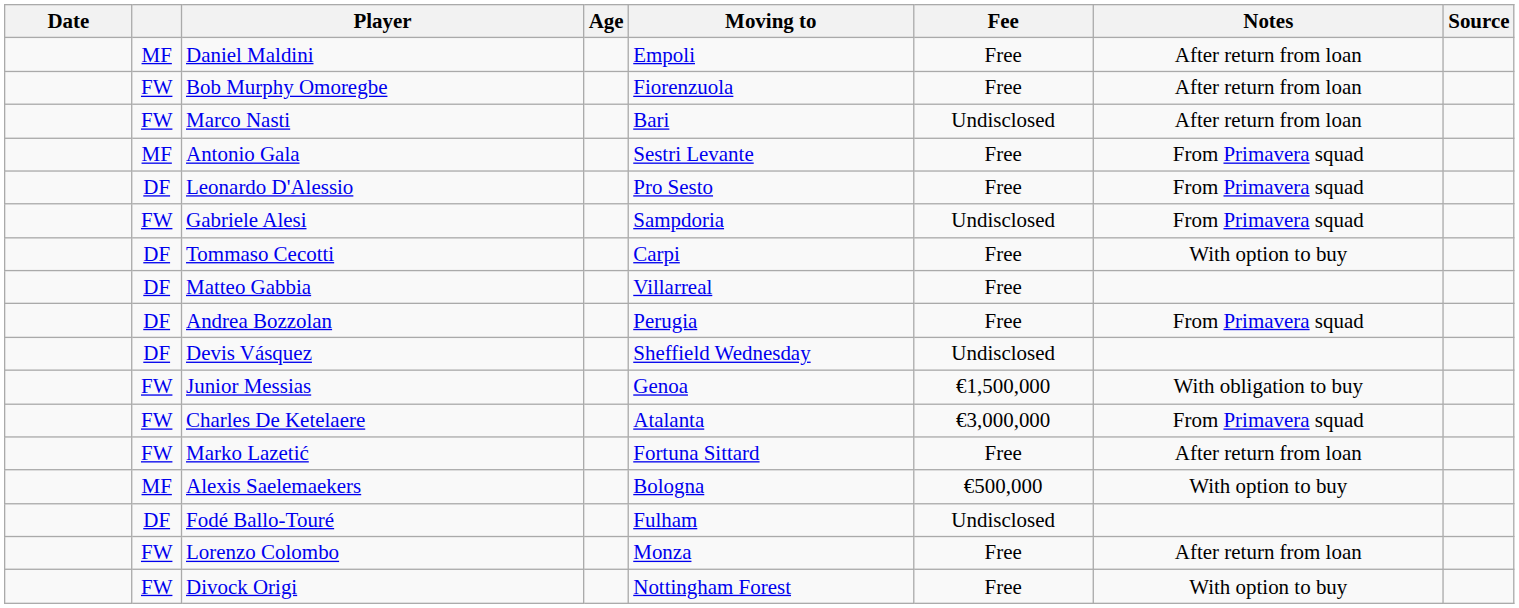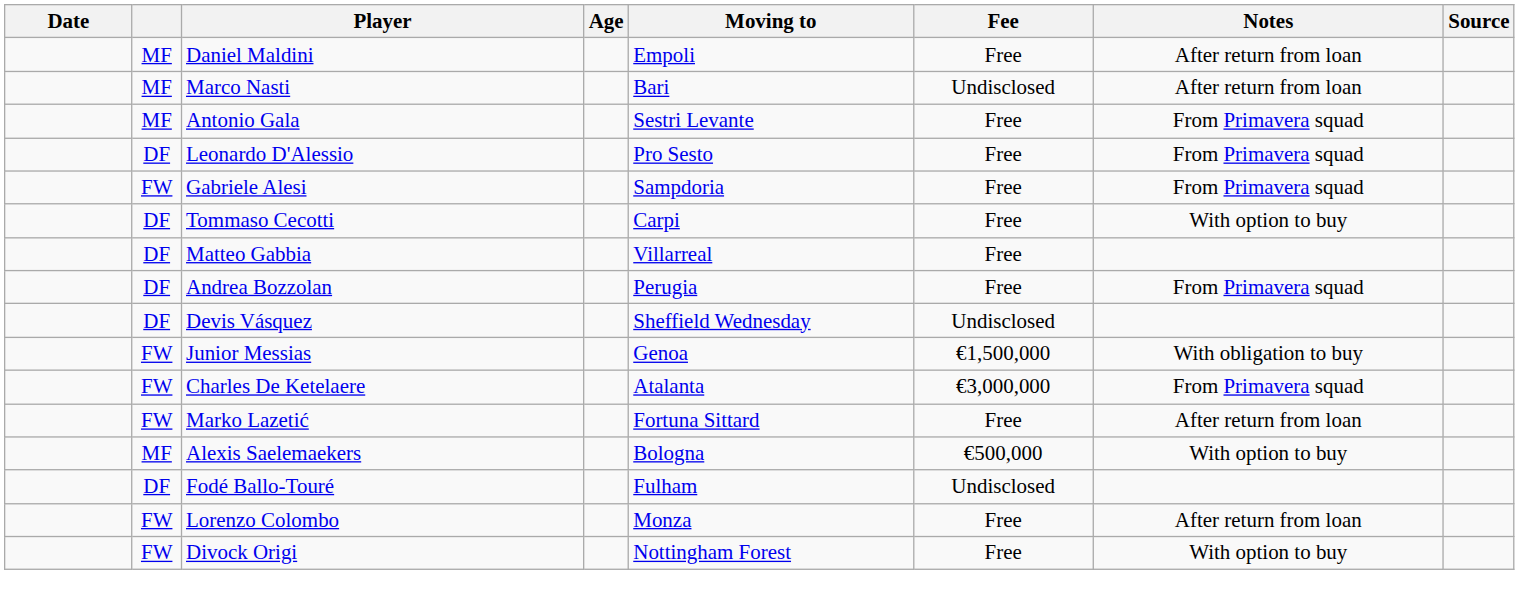- row: (287, 87)
(157, 120) FW -> (157, 87) MF
(1003, 220) Undisclosed -> (1003, 187) Free
